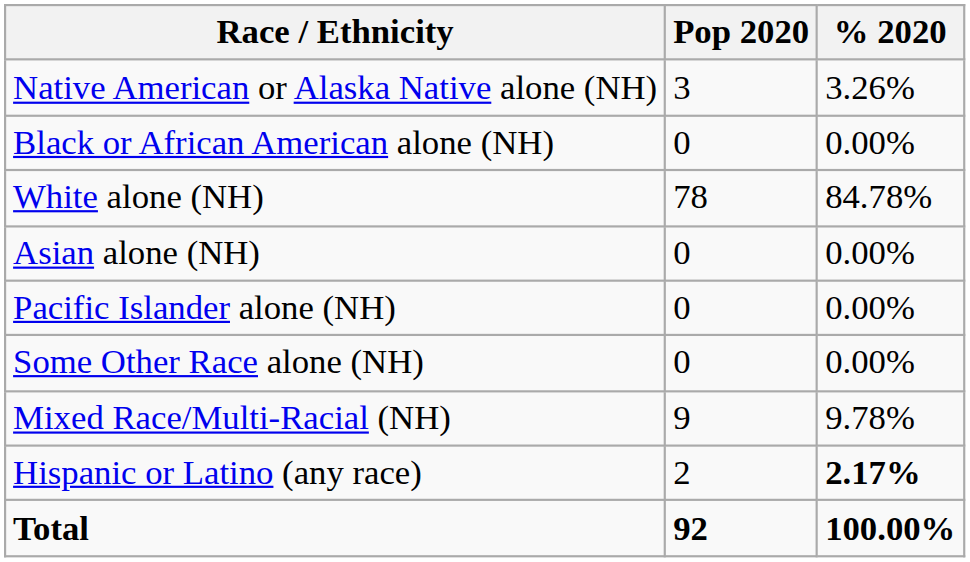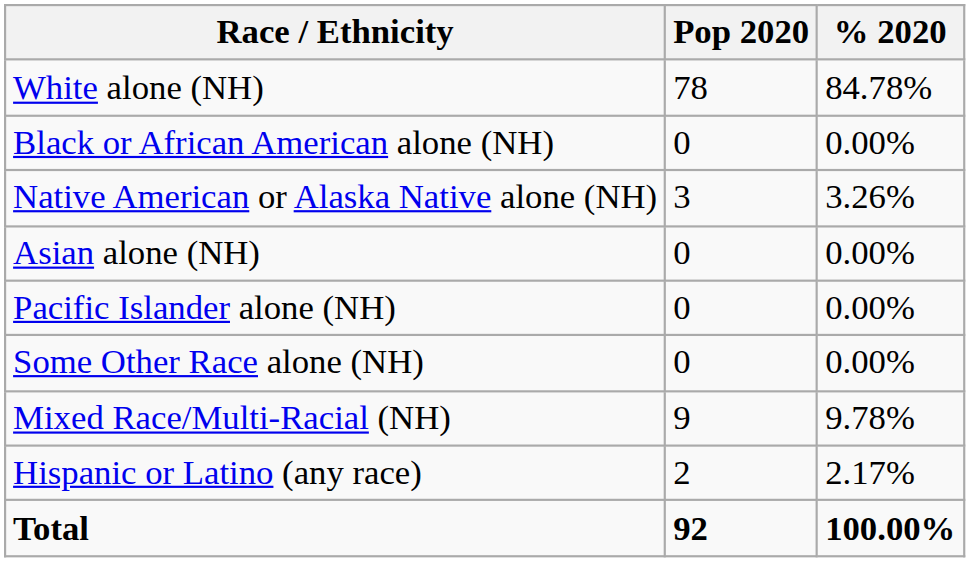rows swapped: (138, 197) <-> (335, 87)
(873, 472) bold -> (870, 472) normal
